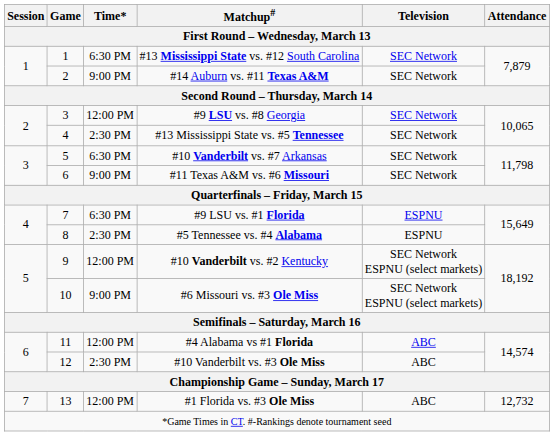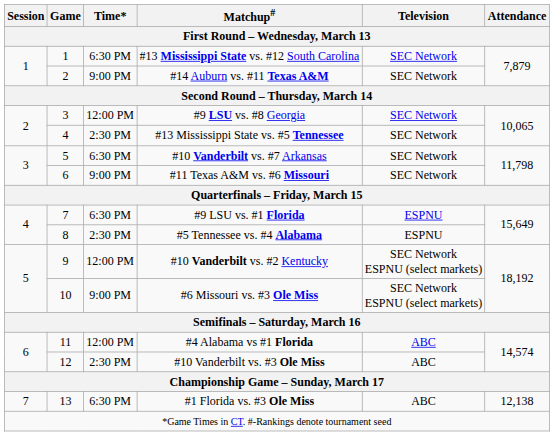(110, 401) 12:00 PM -> (110, 401) 6:30 PM
(517, 401) 12,732 -> (517, 401) 12,138
